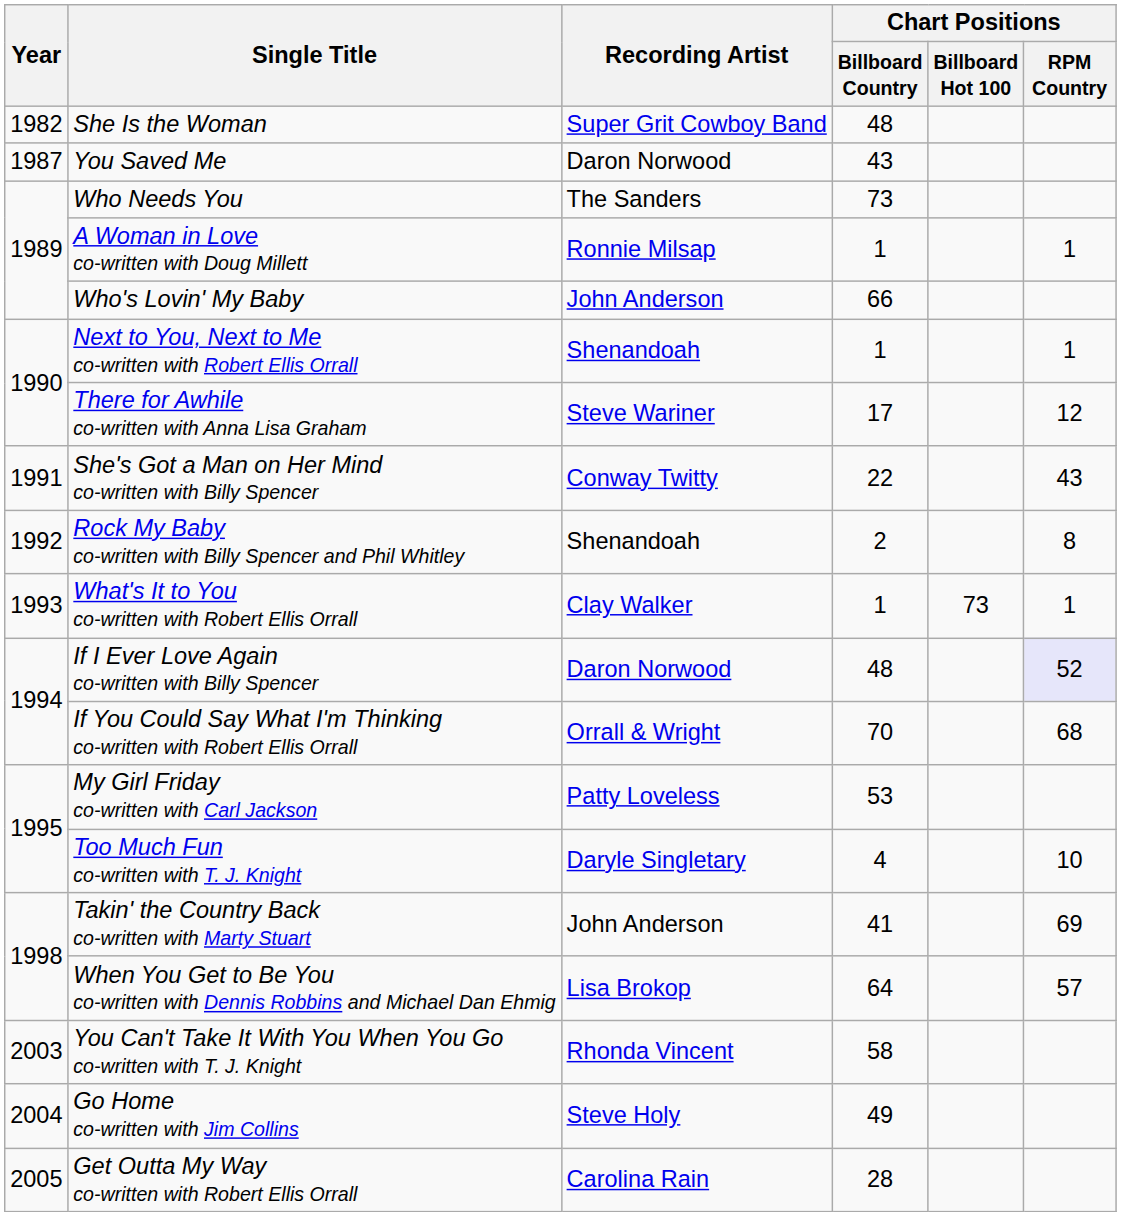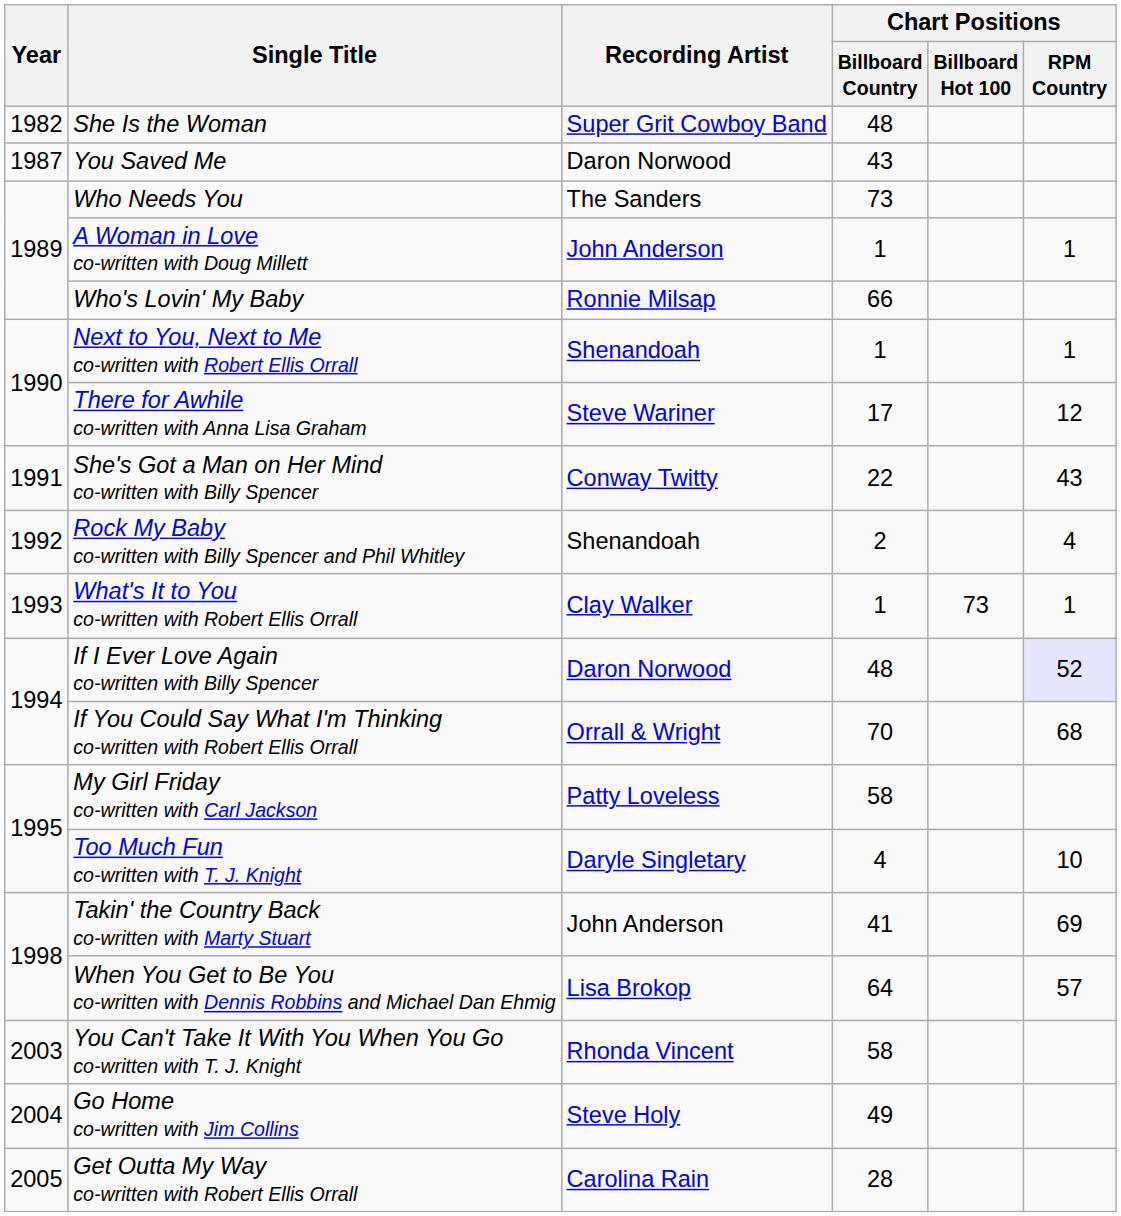(641, 249) Ronnie Milsap -> (645, 249) John Anderson
(645, 299) John Anderson -> (641, 299) Ronnie Milsap
(1070, 541) 8 -> (1070, 541) 4
(880, 796) 53 -> (880, 796) 58
